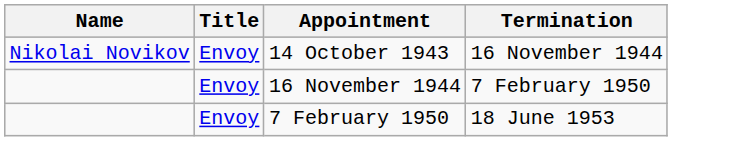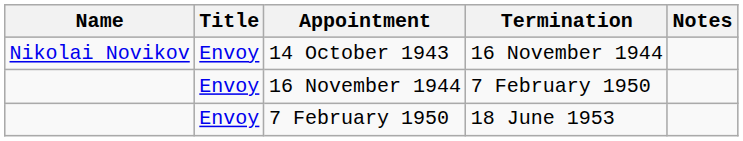+ column: (702, 21)
